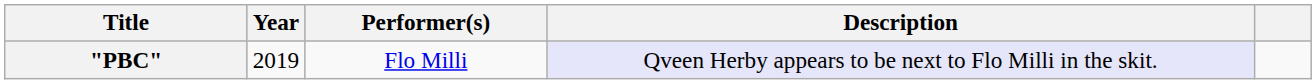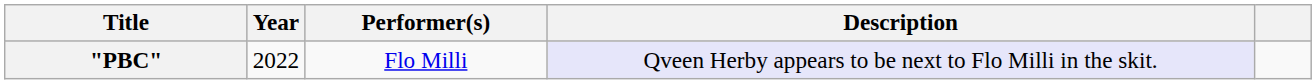(276, 59) 2019 -> (276, 59) 2022
